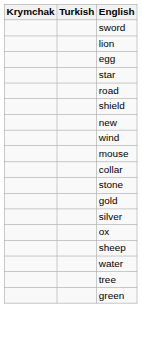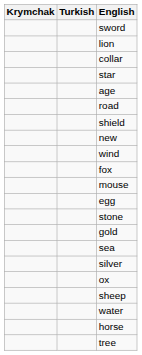rows swapped: (111, 169) <-> (107, 59)
+ row: (107, 91)
+ row: (105, 169)
+ row: (107, 248)
+ row: (111, 327)
- row: (111, 295)
